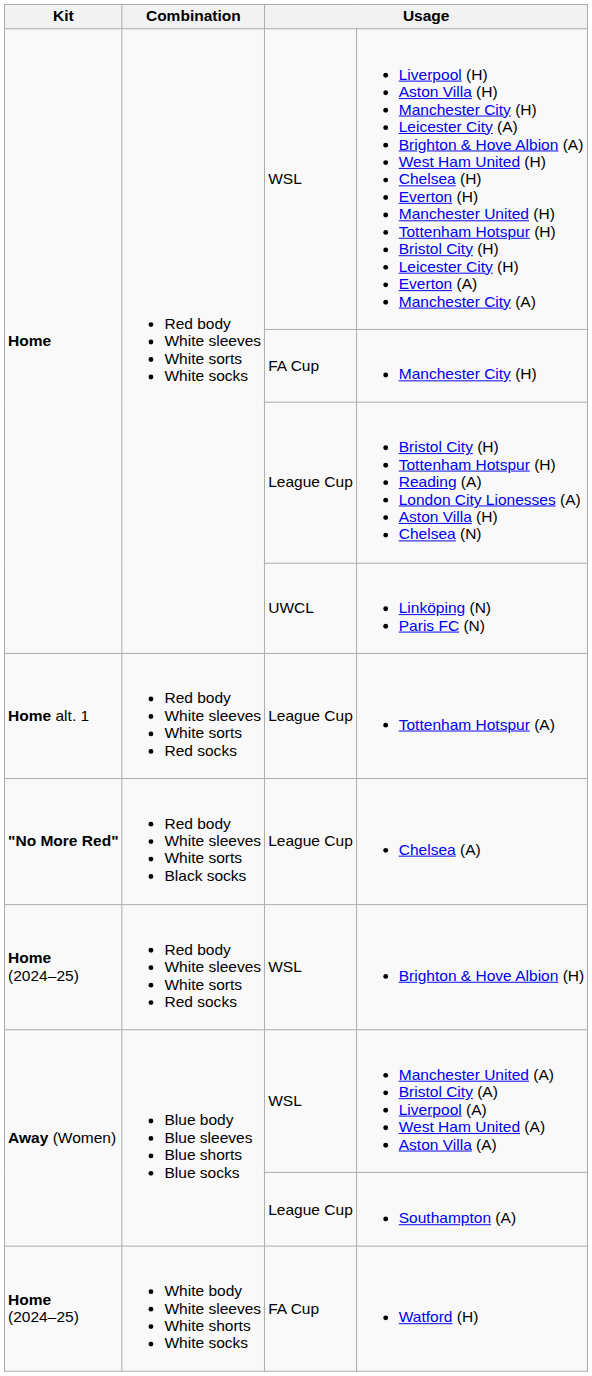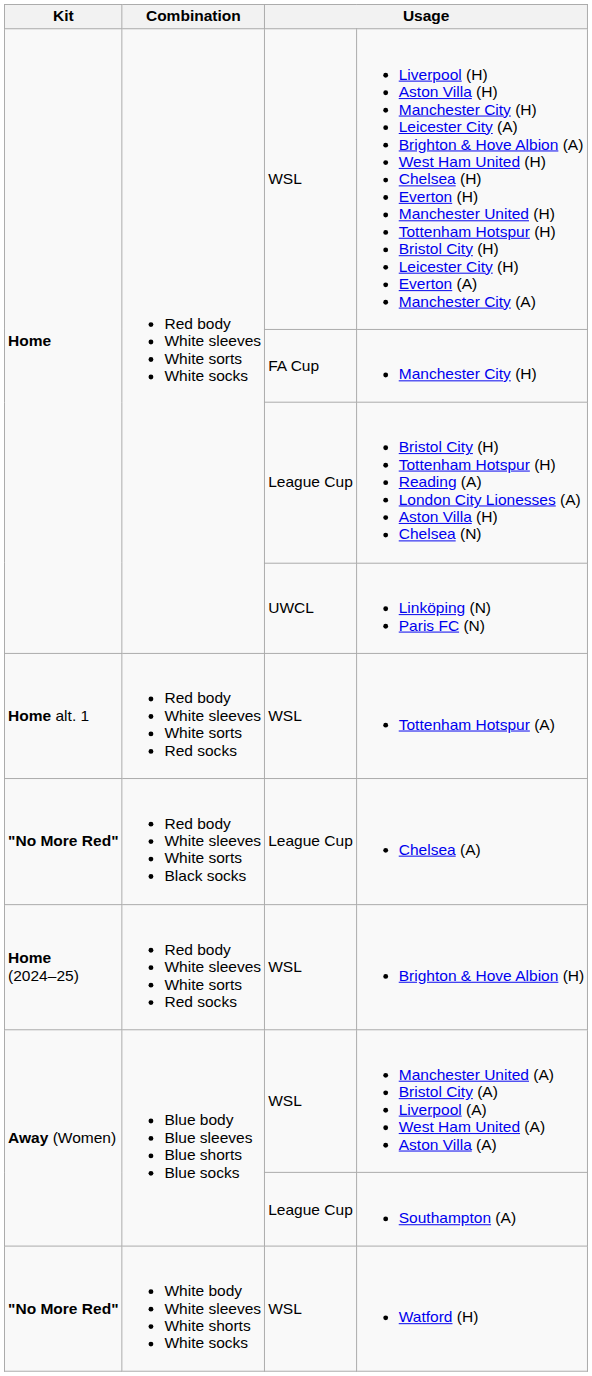(310, 716) League Cup -> (285, 716) WSL
(43, 1308) Home (2024–25) -> (63, 1308) "No More Red"
(294, 1308) FA Cup -> (285, 1308) WSL
